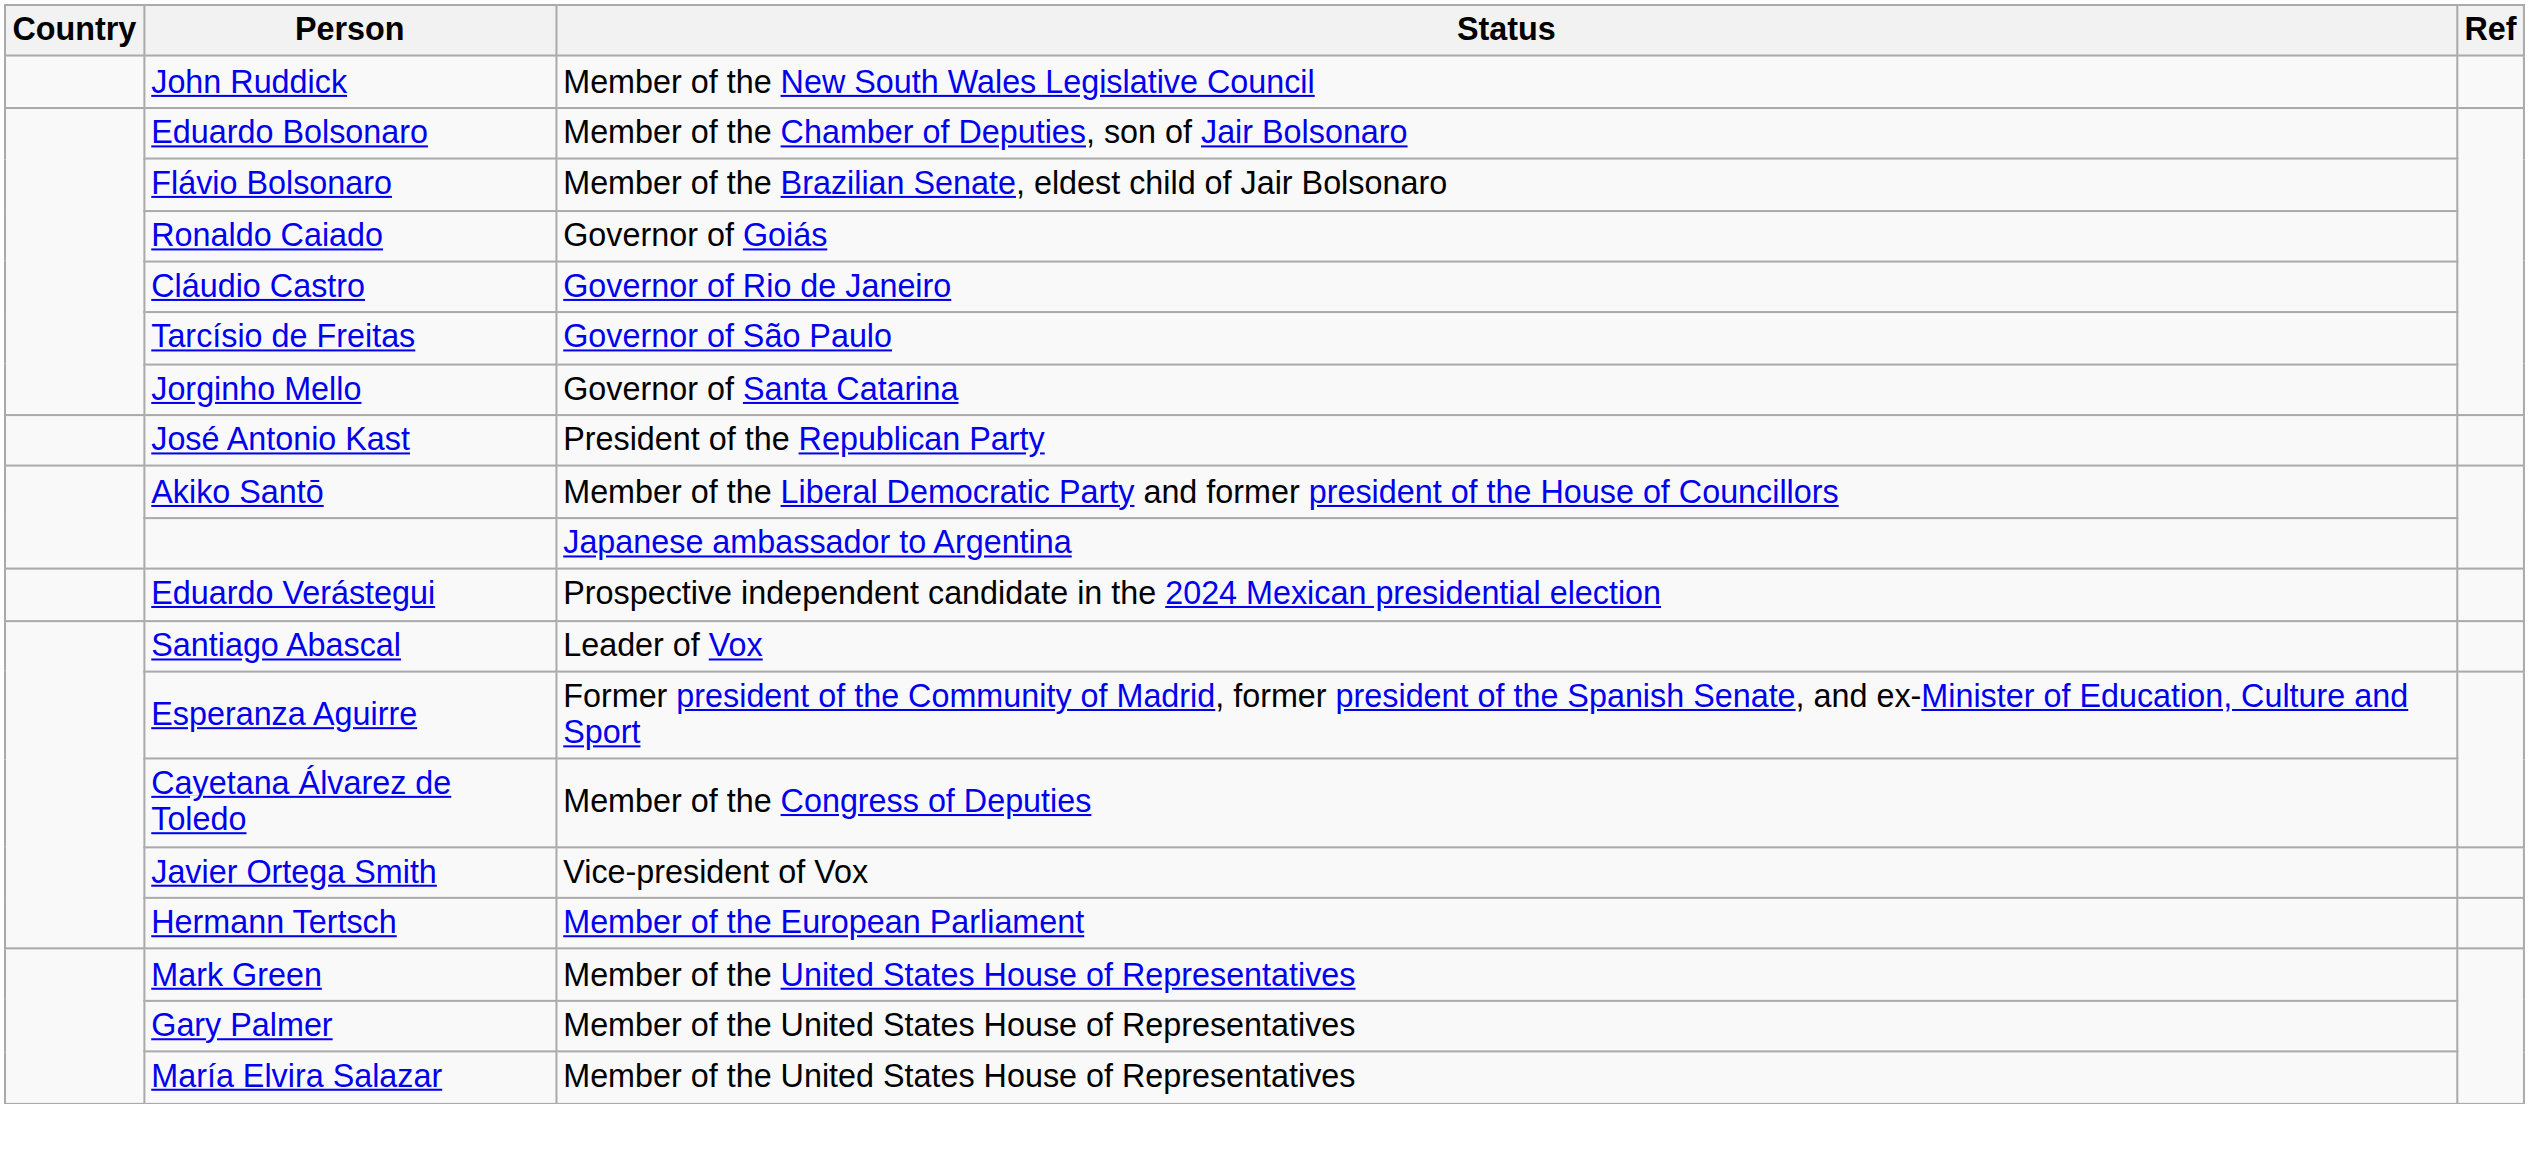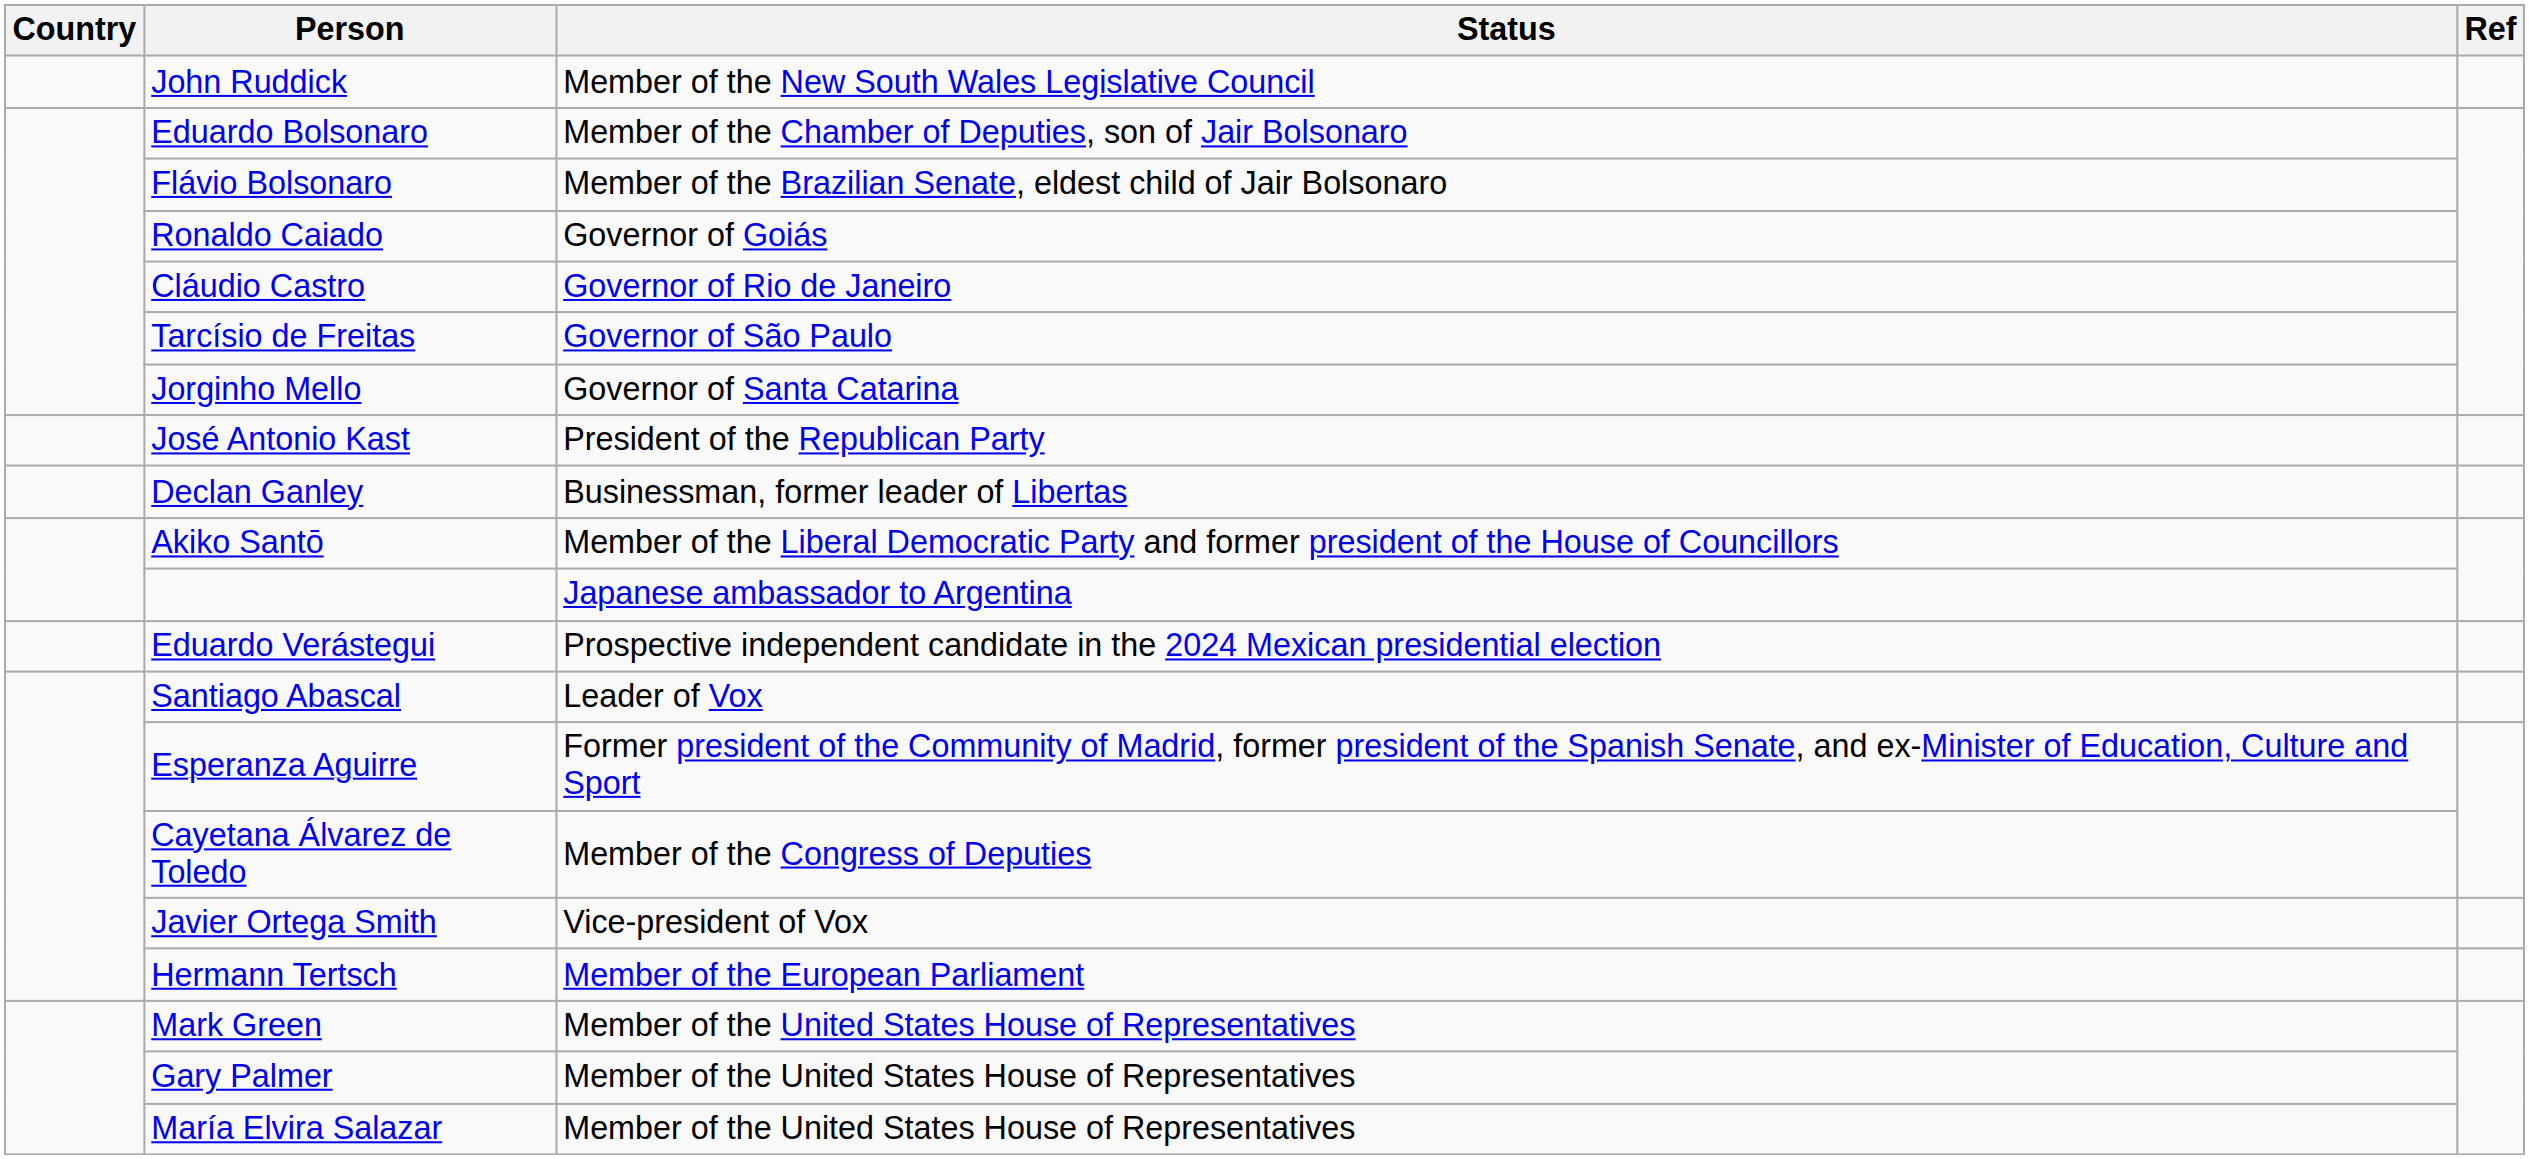+ row: (257, 491)
